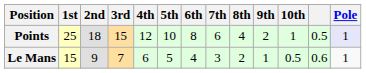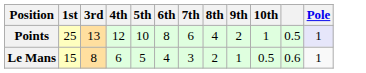- column: (94, 14)
(121, 36) 15 -> (94, 36) 13
(121, 57) 7 -> (94, 57) 8
